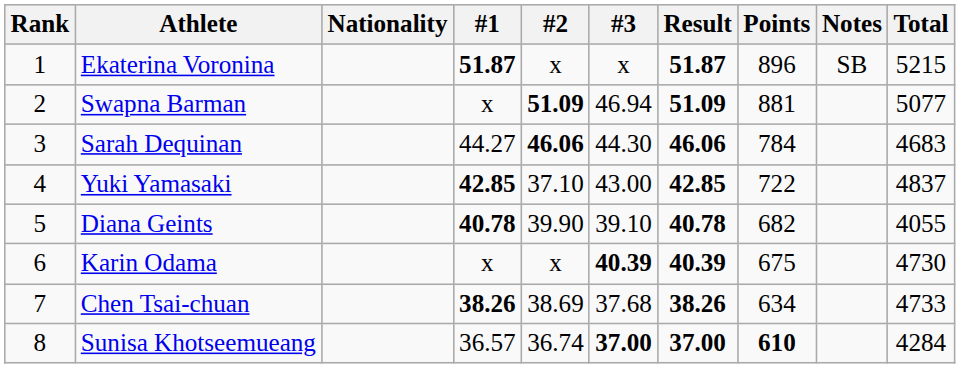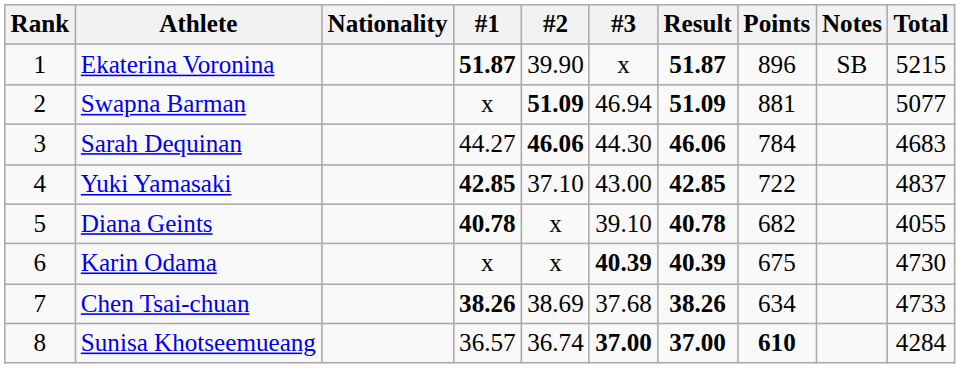(555, 64) x -> (555, 64) 39.90
(555, 223) 39.90 -> (555, 223) x
